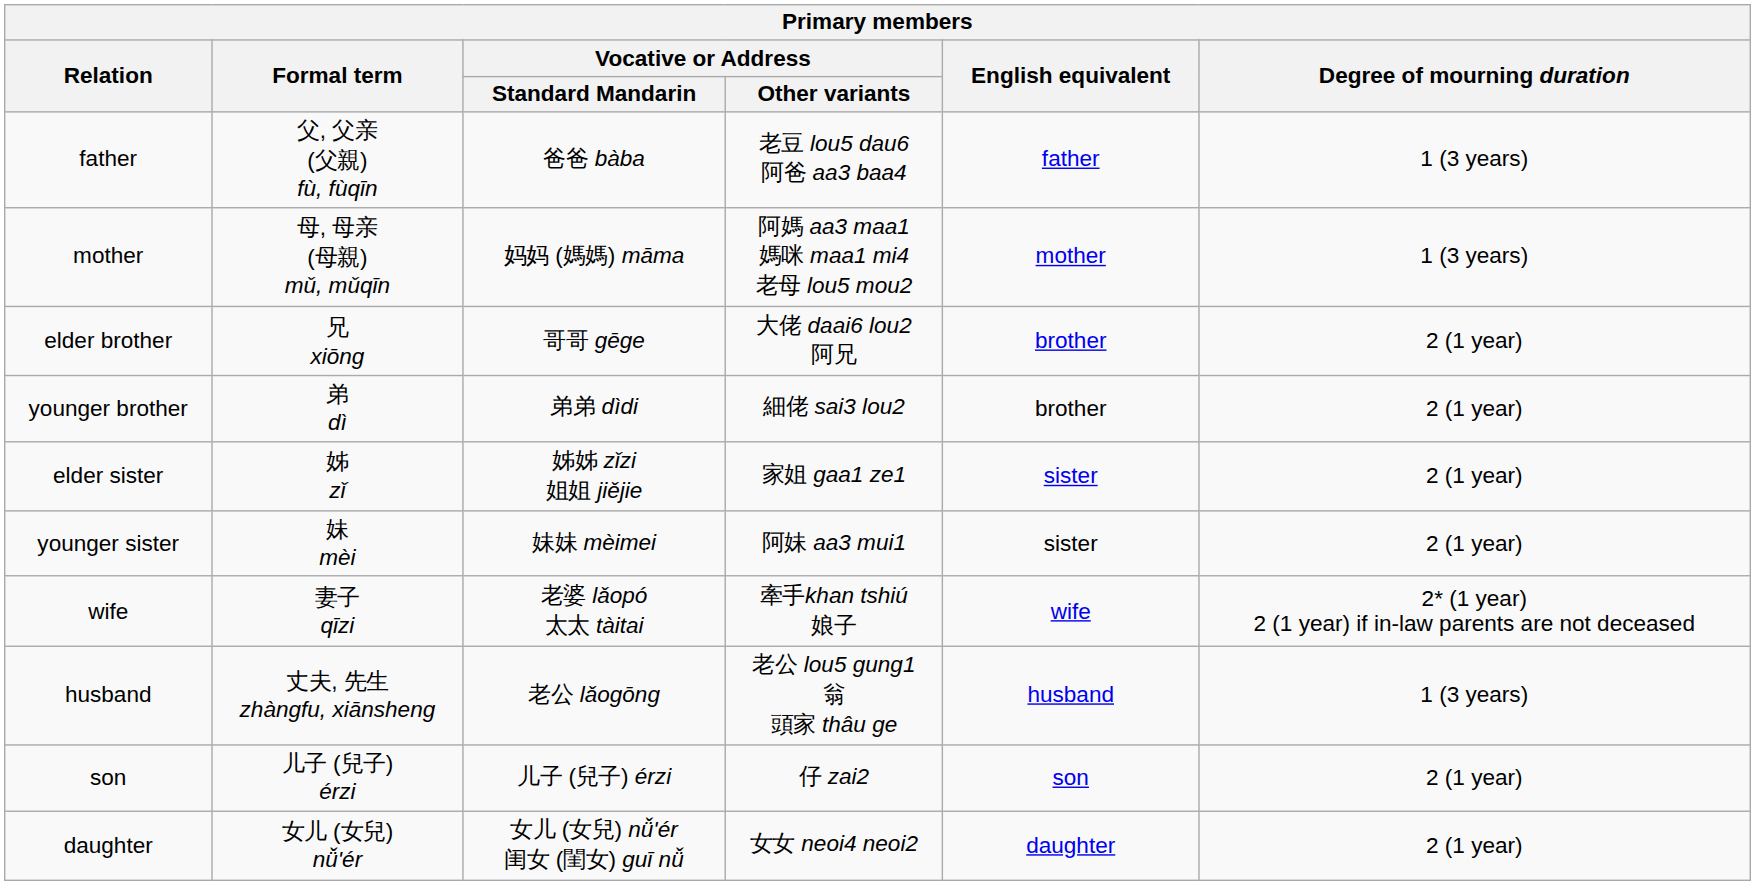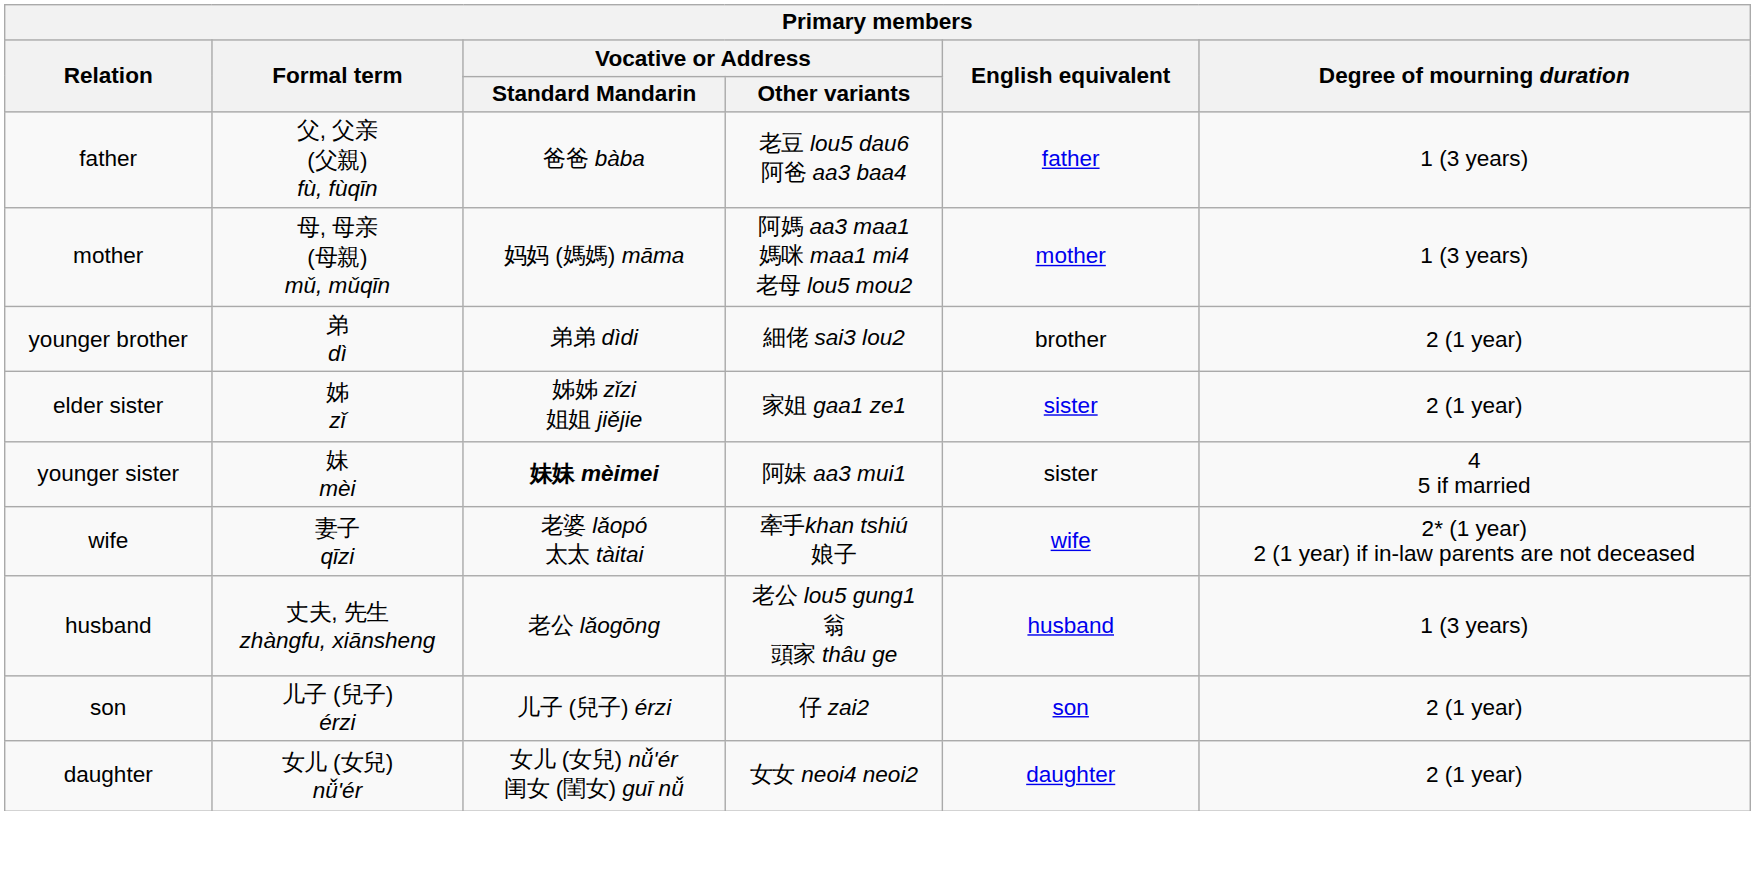- row: (108, 340)
(594, 542) normal -> (594, 473) bold
(1474, 543) 2 (1 year) -> (1474, 473) 4 5 if married
